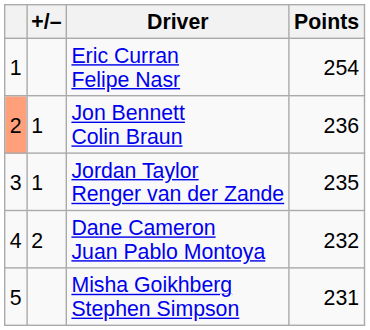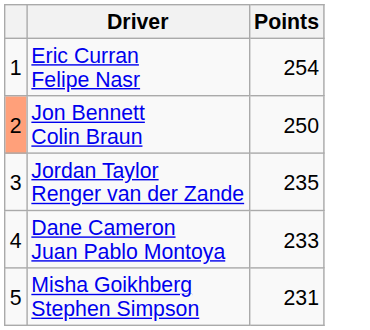- column: (46, 22)
(341, 125) 236 -> (301, 125) 250
(341, 240) 232 -> (301, 240) 233
